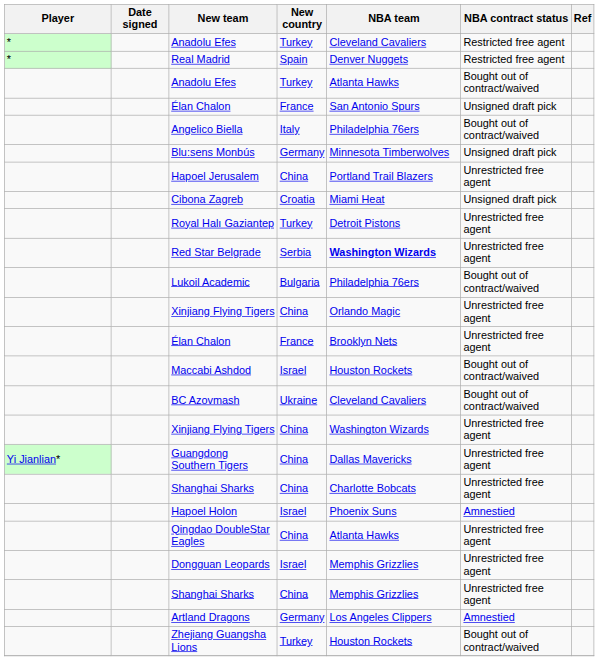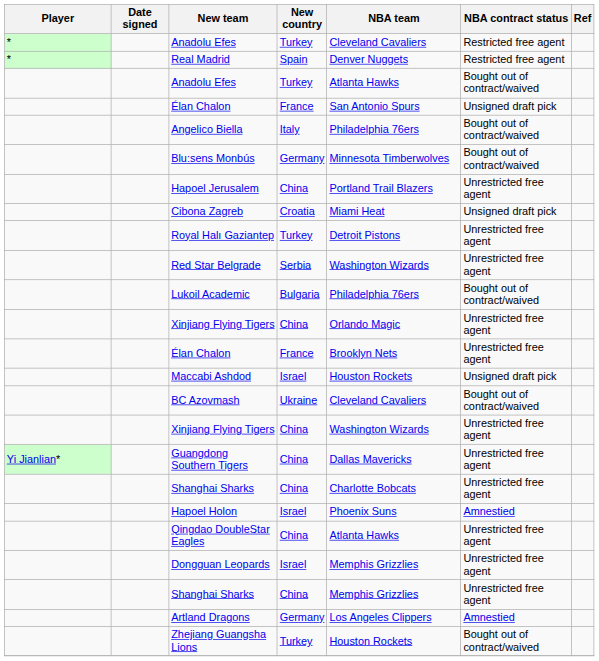(510, 153) Unsigned draft pick -> (501, 159) Bought out of contract/waived
(383, 252) bold -> (379, 265) normal
(501, 370) Bought out of contract/waived -> (510, 377) Unsigned draft pick
